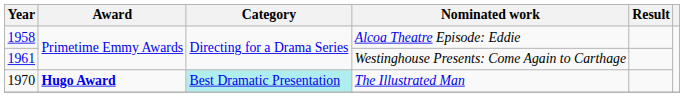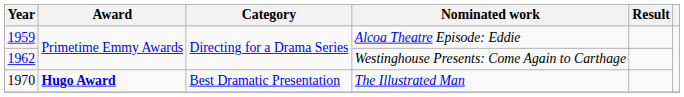(21, 37) 1958 -> (21, 37) 1959
(21, 59) 1961 -> (21, 59) 1962
(265, 80) paleturquoise background -> (265, 80) no background
